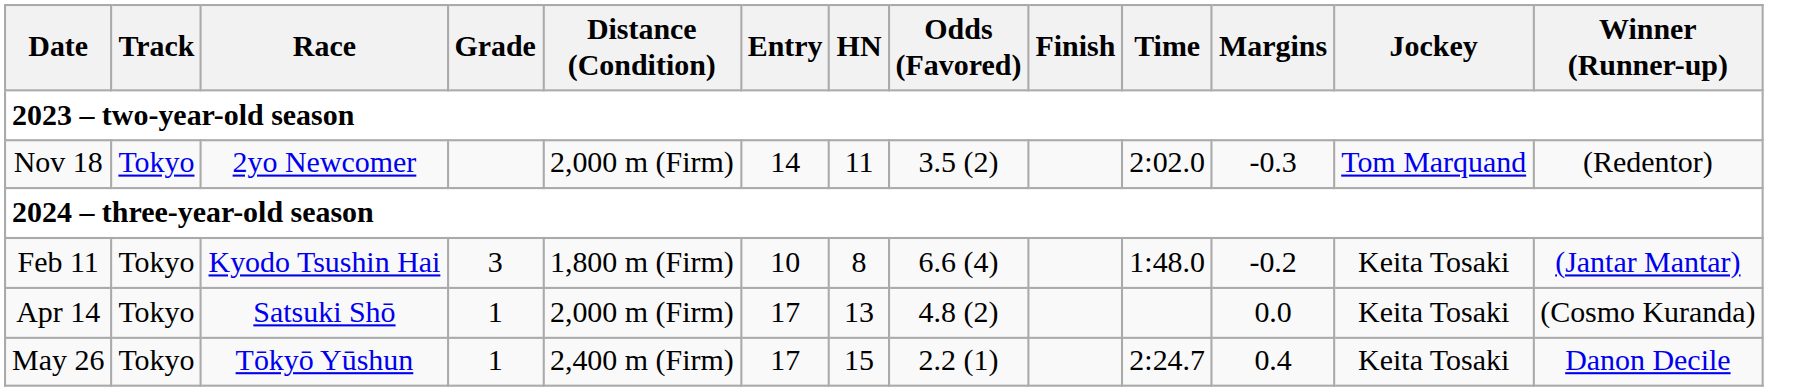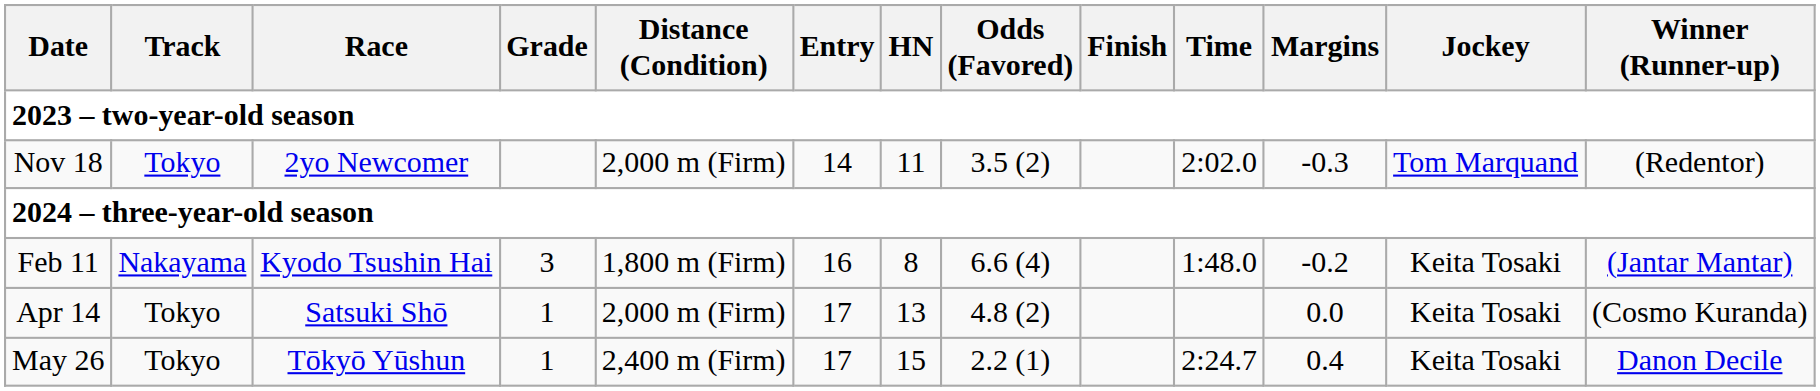(156, 262) Tokyo -> (182, 262) Nakayama
(785, 262) 10 -> (837, 262) 16
